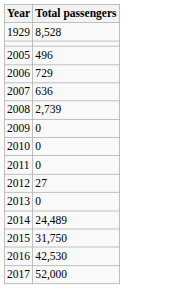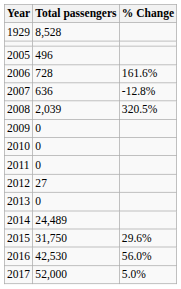+ column: (148, 13)
(44, 73) 729 -> (44, 73) 728
(48, 110) 2,739 -> (48, 110) 2,039
